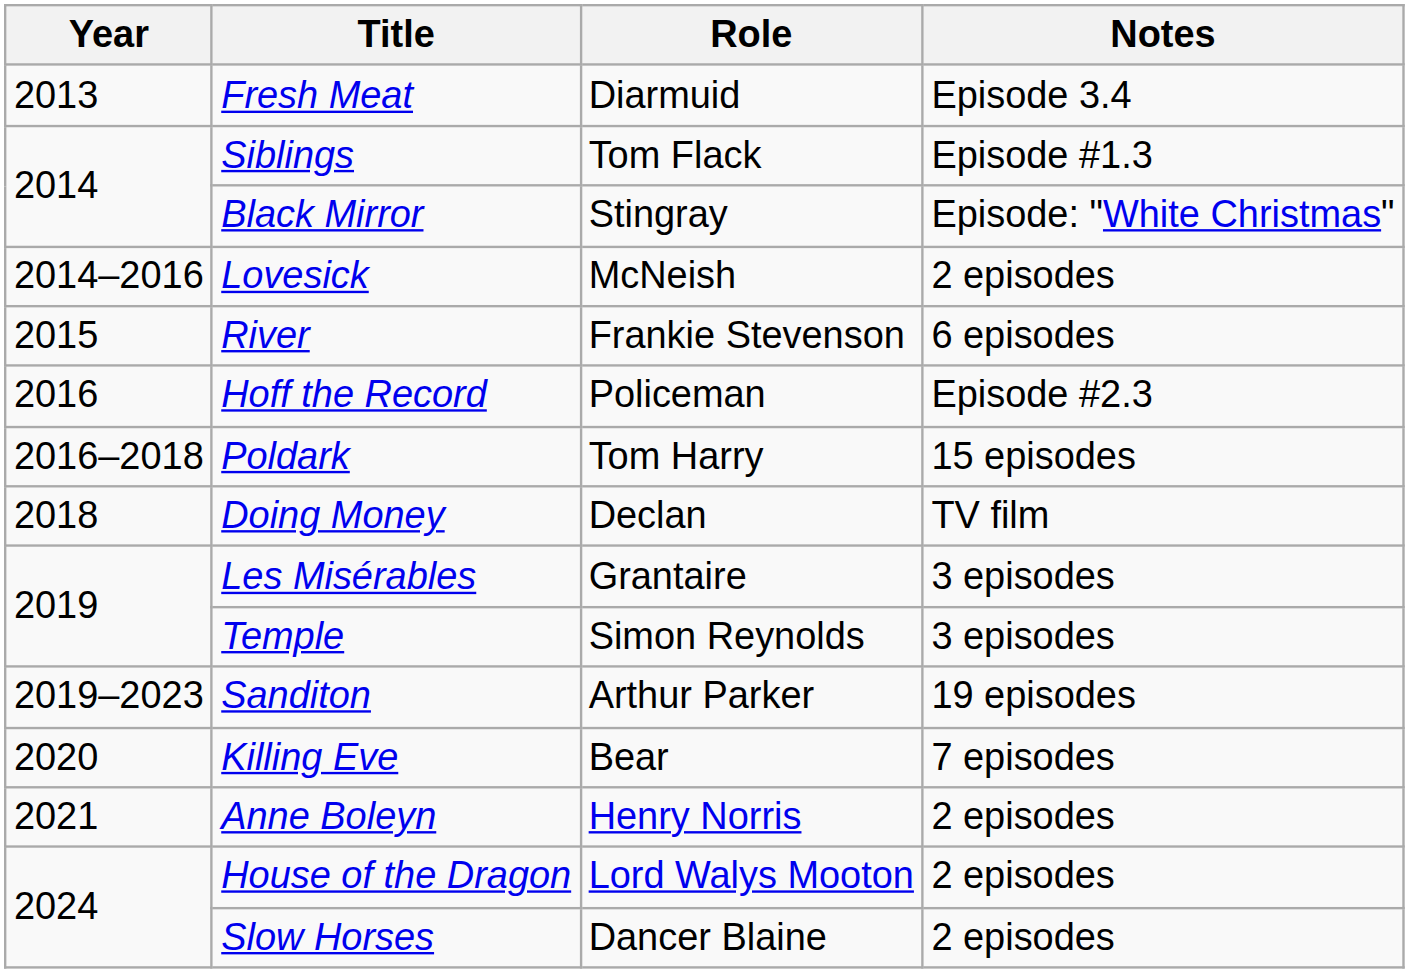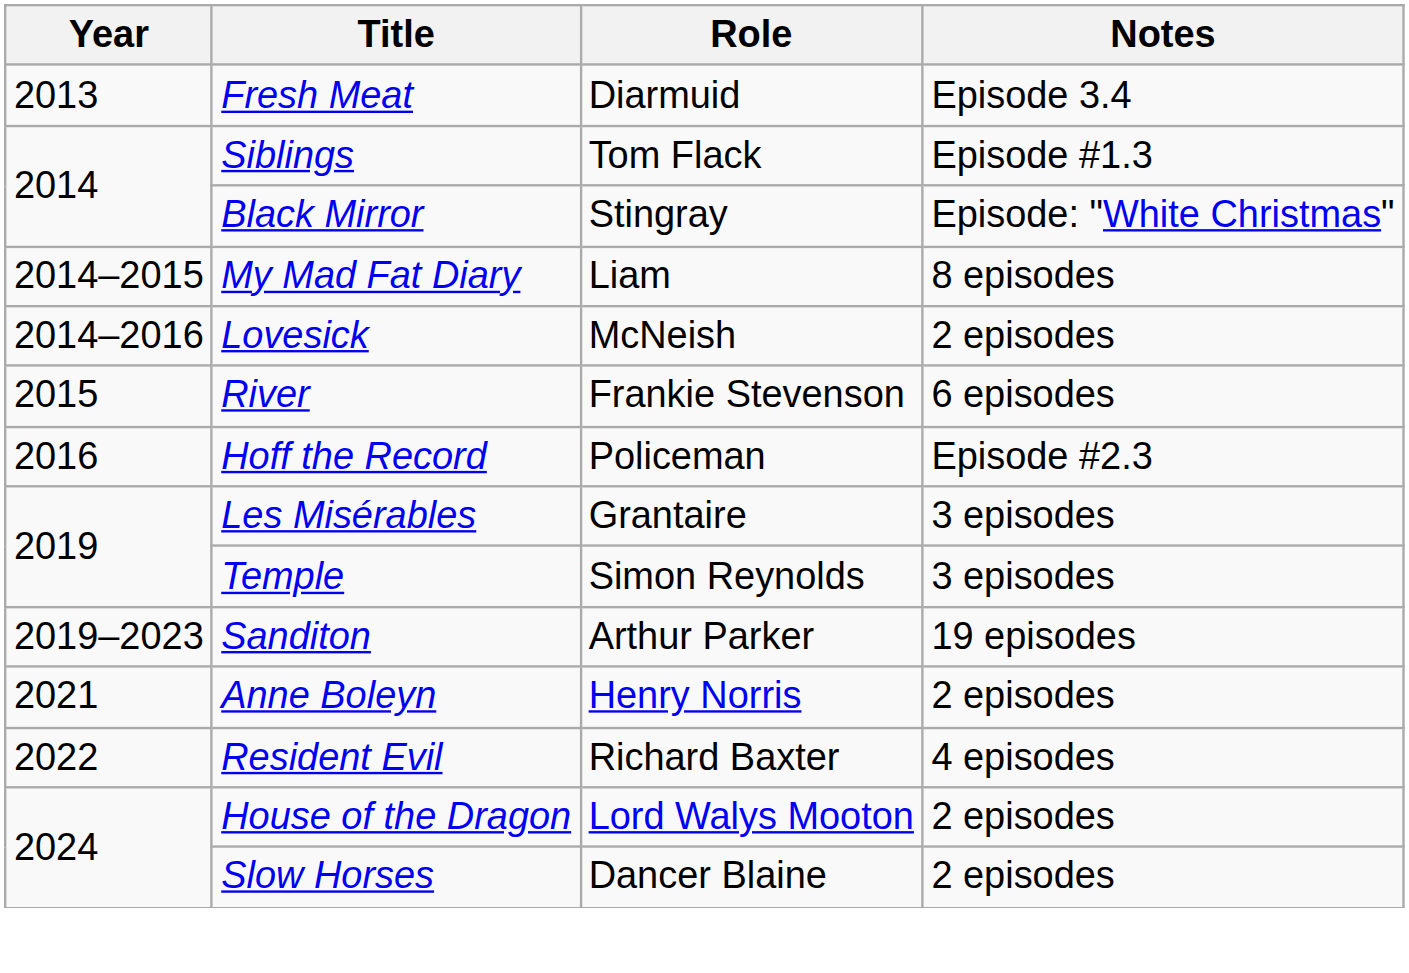+ row: (371, 275)
- row: (286, 455)
- row: (333, 515)
- row: (310, 756)
+ row: (332, 756)
